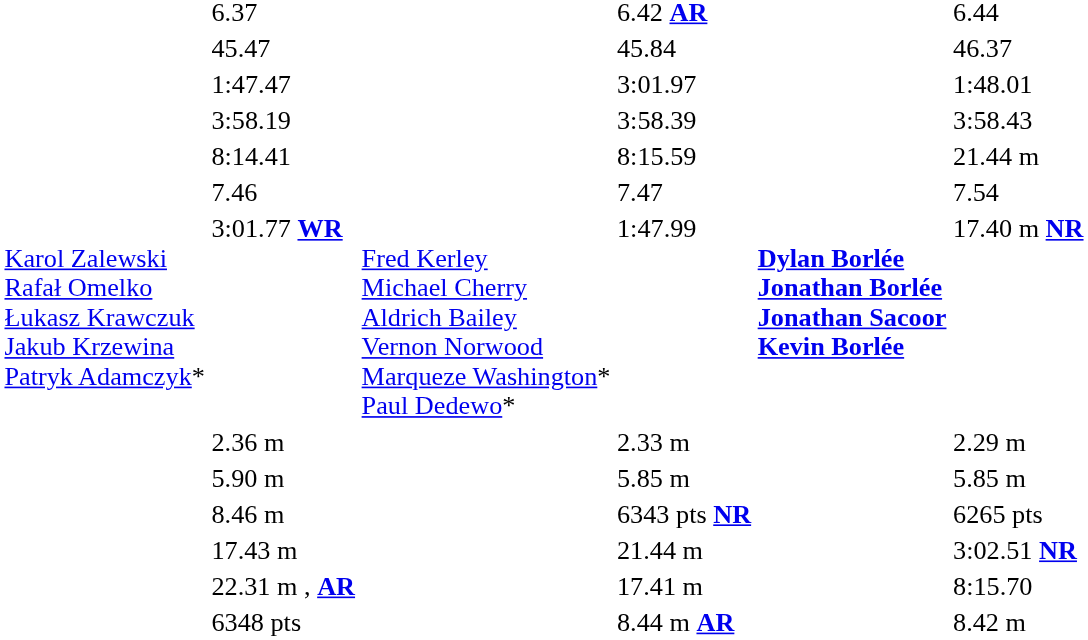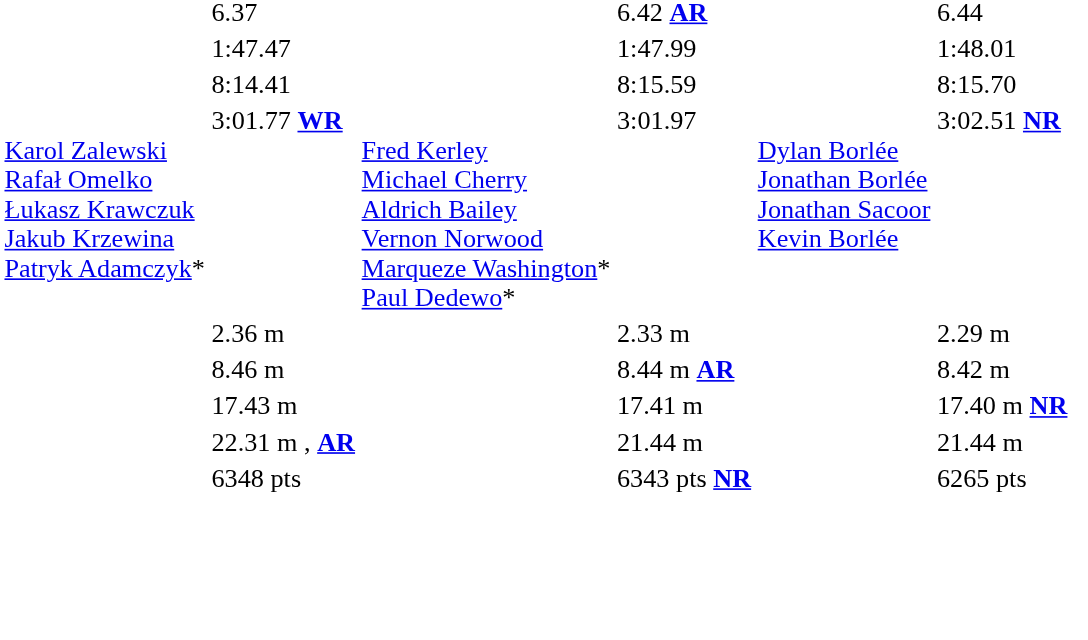- row: (241, 48)
(657, 84) 3:01.97 -> (657, 48) 1:47.99
- row: (251, 120)
(996, 156) 21.44 m -> (977, 84) 8:15.70
- row: (234, 192)
(657, 228) 1:47.99 -> (657, 120) 3:01.97
(852, 302) bold -> (844, 194) normal
(1018, 228) 17.40 m NR -> (999, 120) 3:02.51 NR
- row: (248, 478)
(684, 514) 6343 pts NR -> (676, 369) 8.44 m AR
(998, 514) 6265 pts -> (973, 369) 8.42 m
(660, 550) 21.44 m -> (660, 405) 17.41 m
(1015, 550) 3:02.51 NR -> (1002, 405) 17.40 m NR
(660, 586) 17.41 m -> (660, 442) 21.44 m
(993, 586) 8:15.70 -> (980, 442) 21.44 m
(676, 622) 8.44 m AR -> (684, 478) 6343 pts NR
(989, 622) 8.42 m -> (982, 478) 6265 pts
